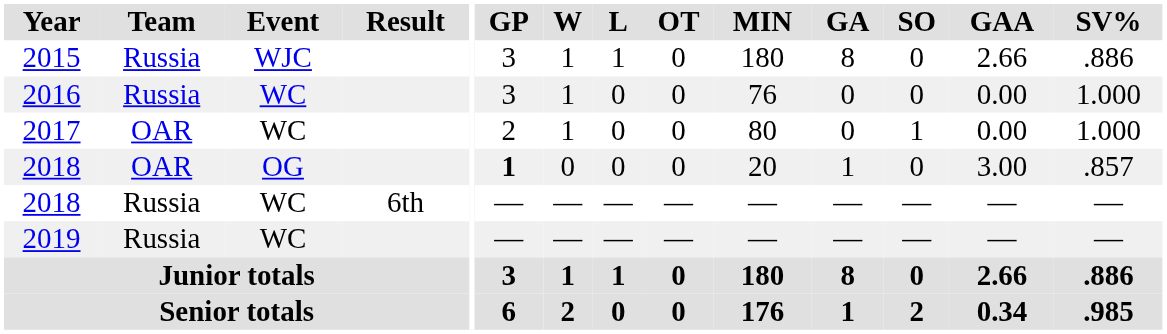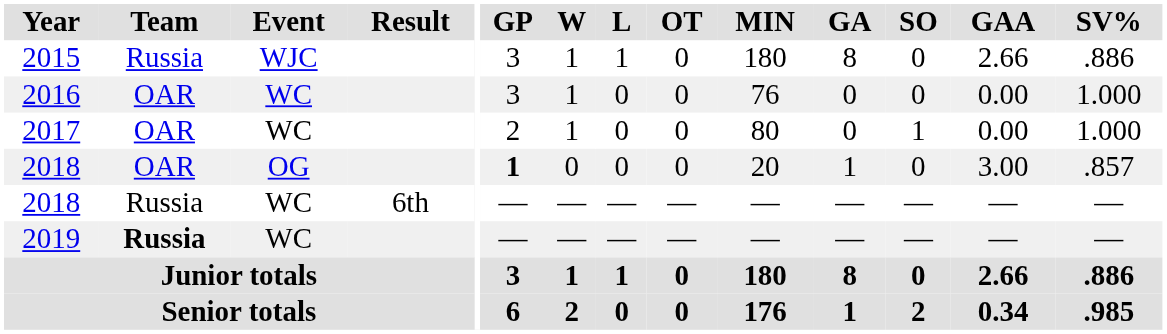(162, 94) Russia -> (164, 94) OAR
(162, 238) normal -> (164, 238) bold
